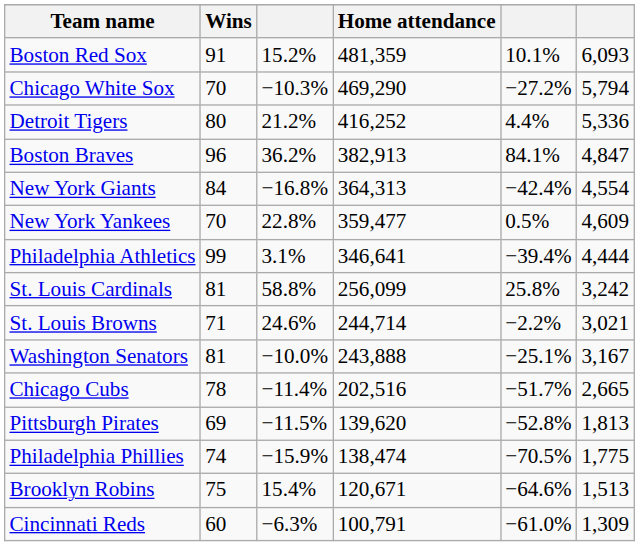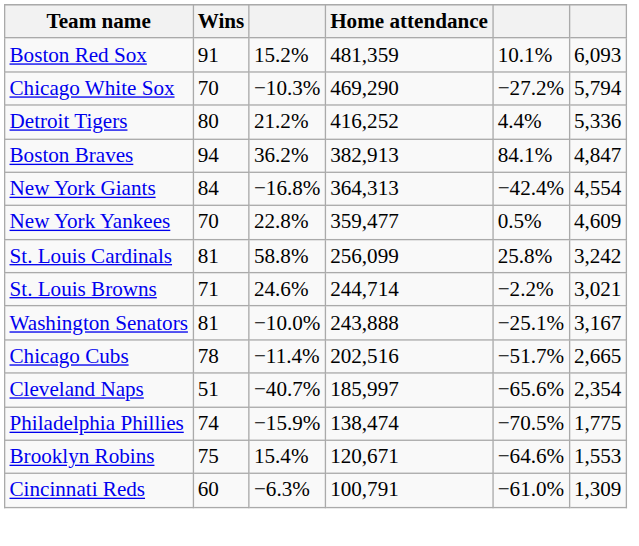(216, 155) 96 -> (208, 155) 94
- row: (103, 255)
+ row: (77, 389)
- row: (84, 423)
(605, 490) 1,513 -> (598, 456) 1,553
